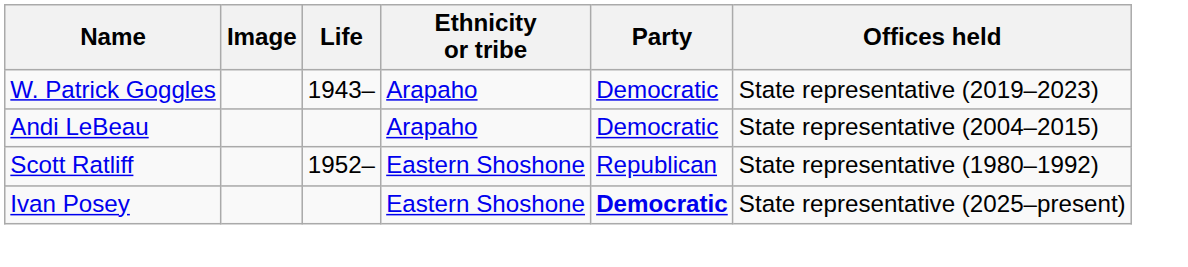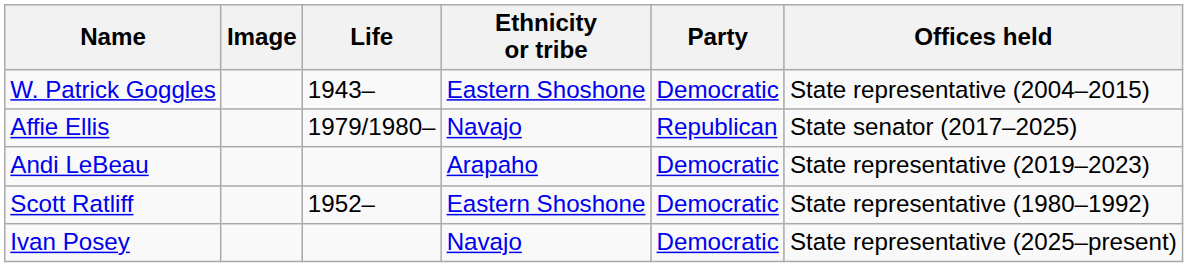(432, 89) Arapaho -> (546, 89) Eastern Shoshone
(919, 89) State representative (2019–2023) -> (970, 89) State representative (2004–2015)
+ row: (60, 127)
(919, 127) State representative (2004–2015) -> (970, 165) State representative (2019–2023)
(657, 165) Republican -> (718, 204) Democratic
(486, 204) Eastern Shoshone -> (484, 242) Navajo
(662, 204) bold -> (718, 242) normal
